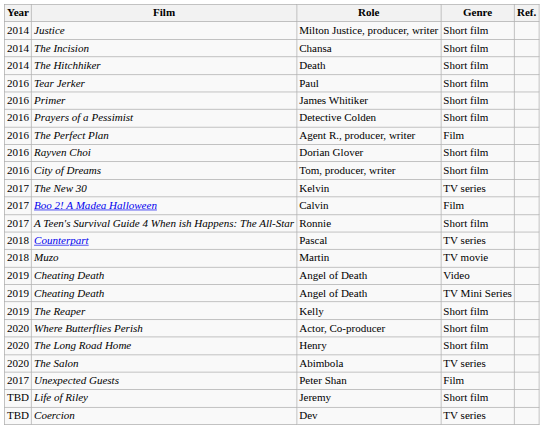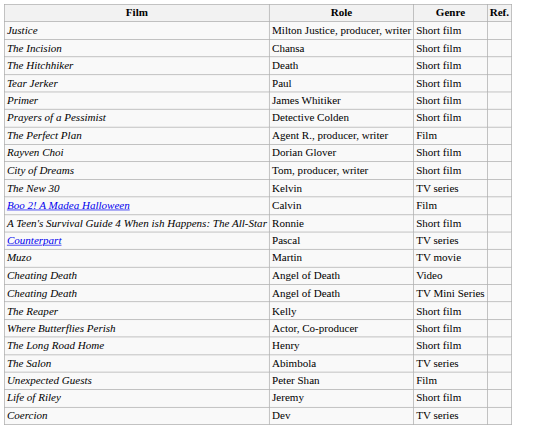- column: (18, 13)
